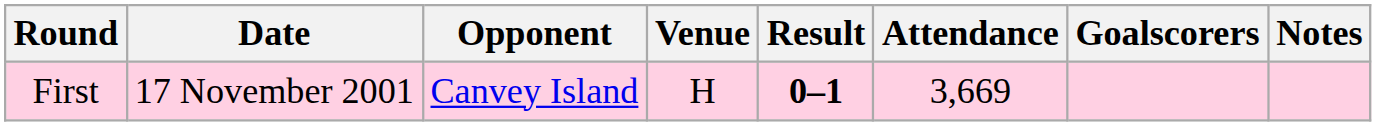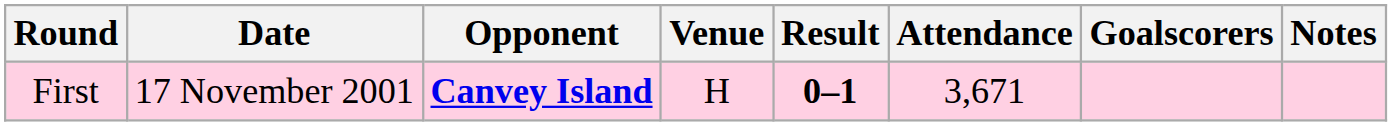(534, 90) normal -> (542, 90) bold
(970, 90) 3,669 -> (985, 90) 3,671
